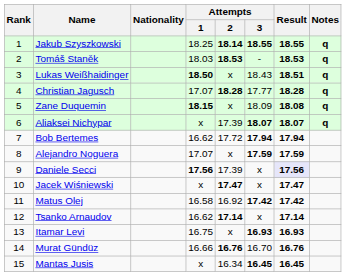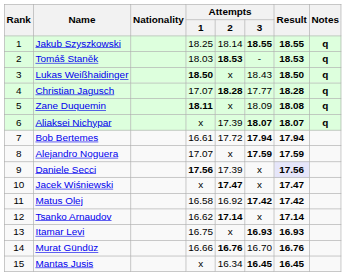(230, 43) bold -> (230, 43) normal
(292, 75) 18.51 -> (292, 75) 18.50
(201, 106) 18.15 -> (201, 106) 18.11
(201, 138) 16.62 -> (201, 138) 16.61
